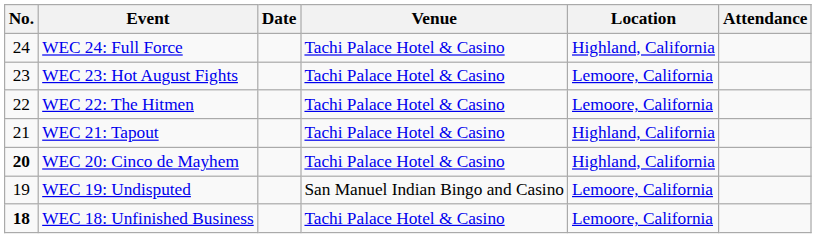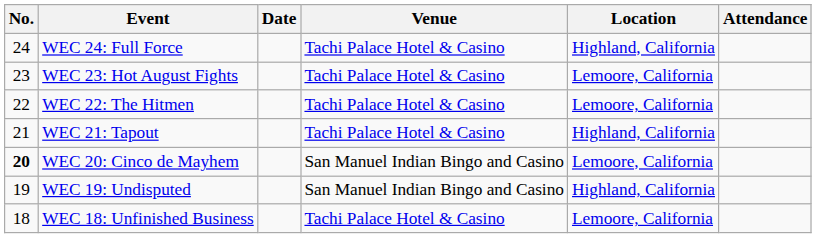(405, 161) Tachi Palace Hotel & Casino -> (434, 161) San Manuel Indian Bingo and Casino
(643, 161) Highland, California -> (643, 161) Lemoore, California
(643, 190) Lemoore, California -> (643, 190) Highland, California
(21, 218) bold -> (21, 218) normal
